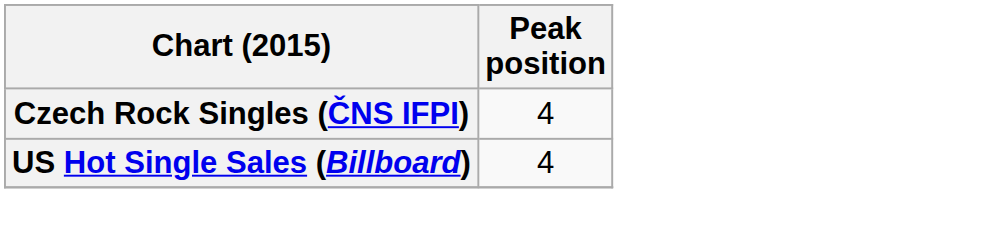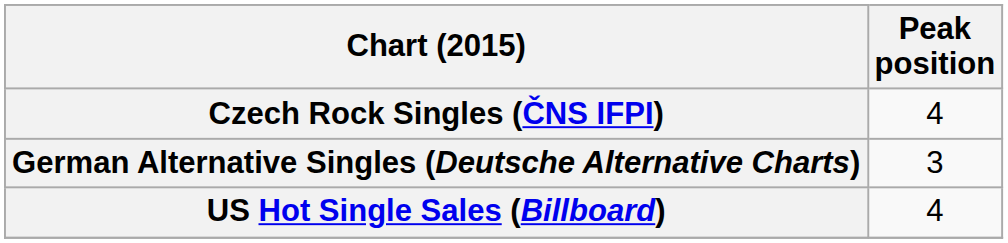+ row: (436, 162)
